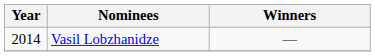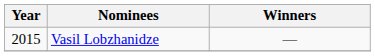(26, 39) 2014 -> (26, 39) 2015
